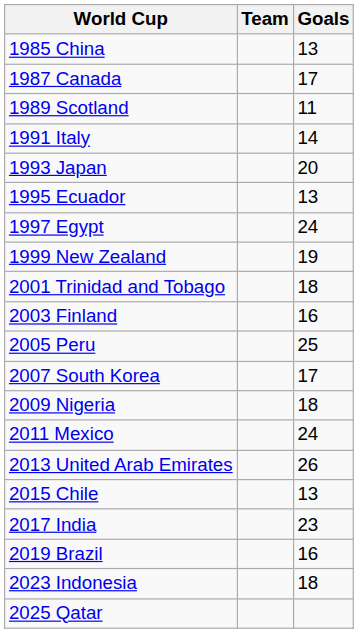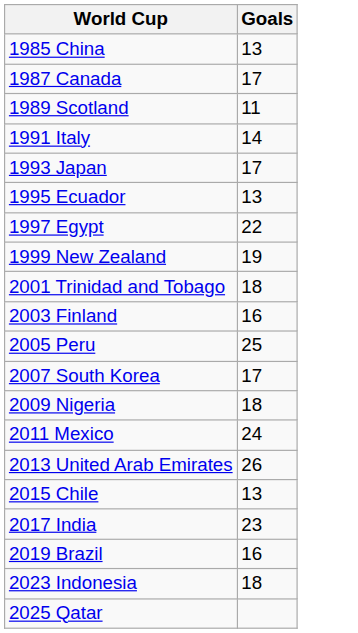- column: (265, 19)
(308, 167) 20 -> (252, 167) 17
(308, 227) 24 -> (252, 227) 22
